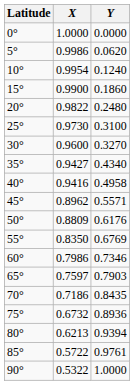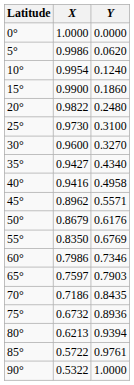(72, 220) 0.8809 -> (72, 220) 0.8679
